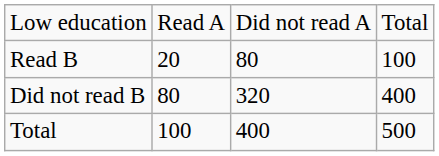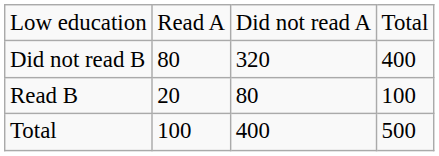rows swapped: (44, 58) <-> (78, 95)
